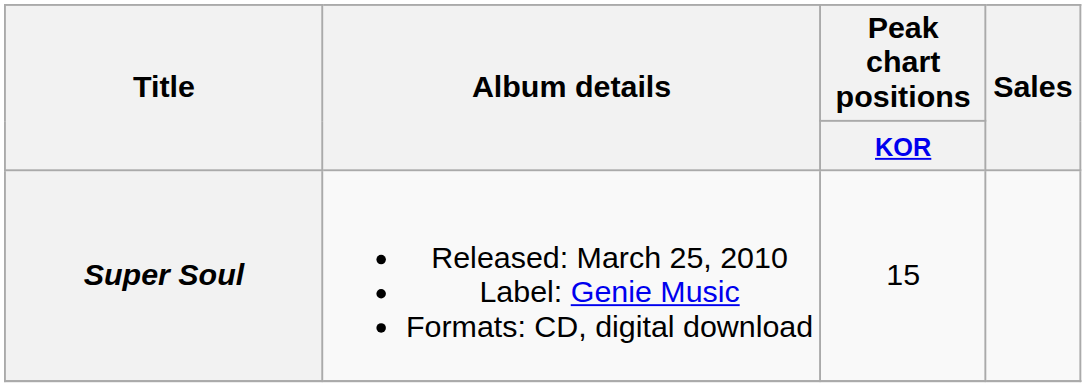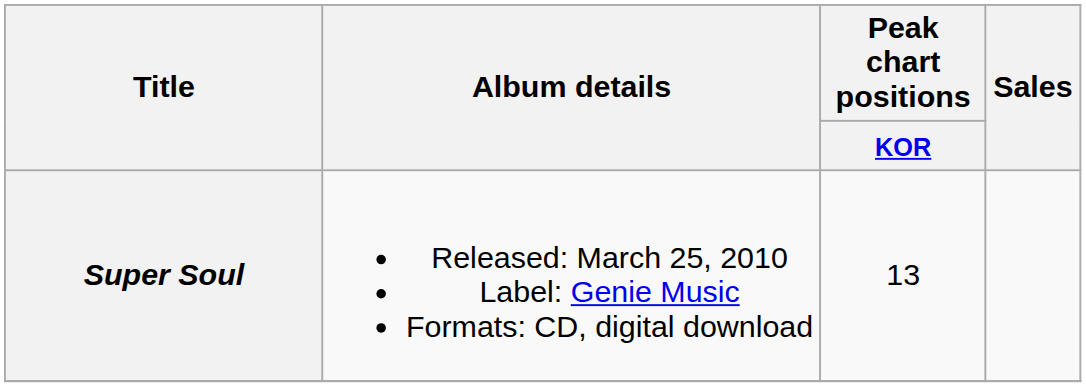(903, 275) 15 -> (903, 275) 13
